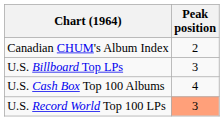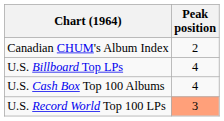(195, 67) 3 -> (195, 67) 4
